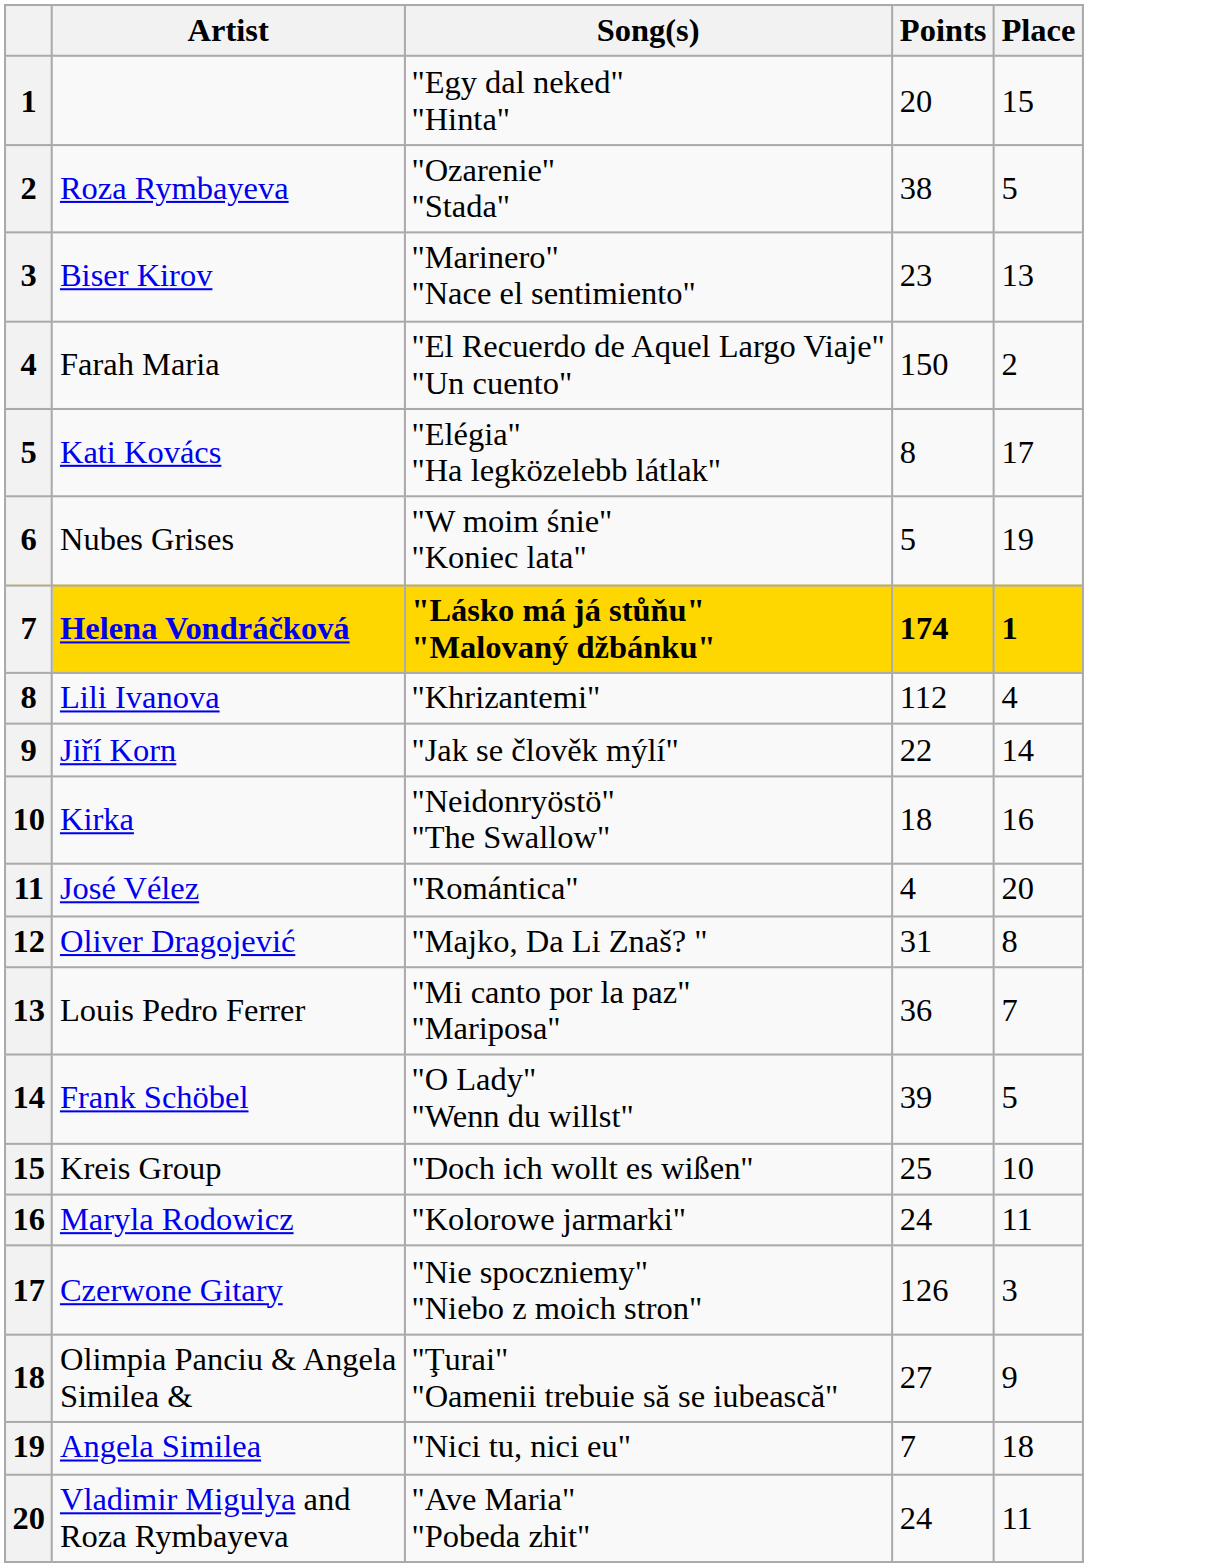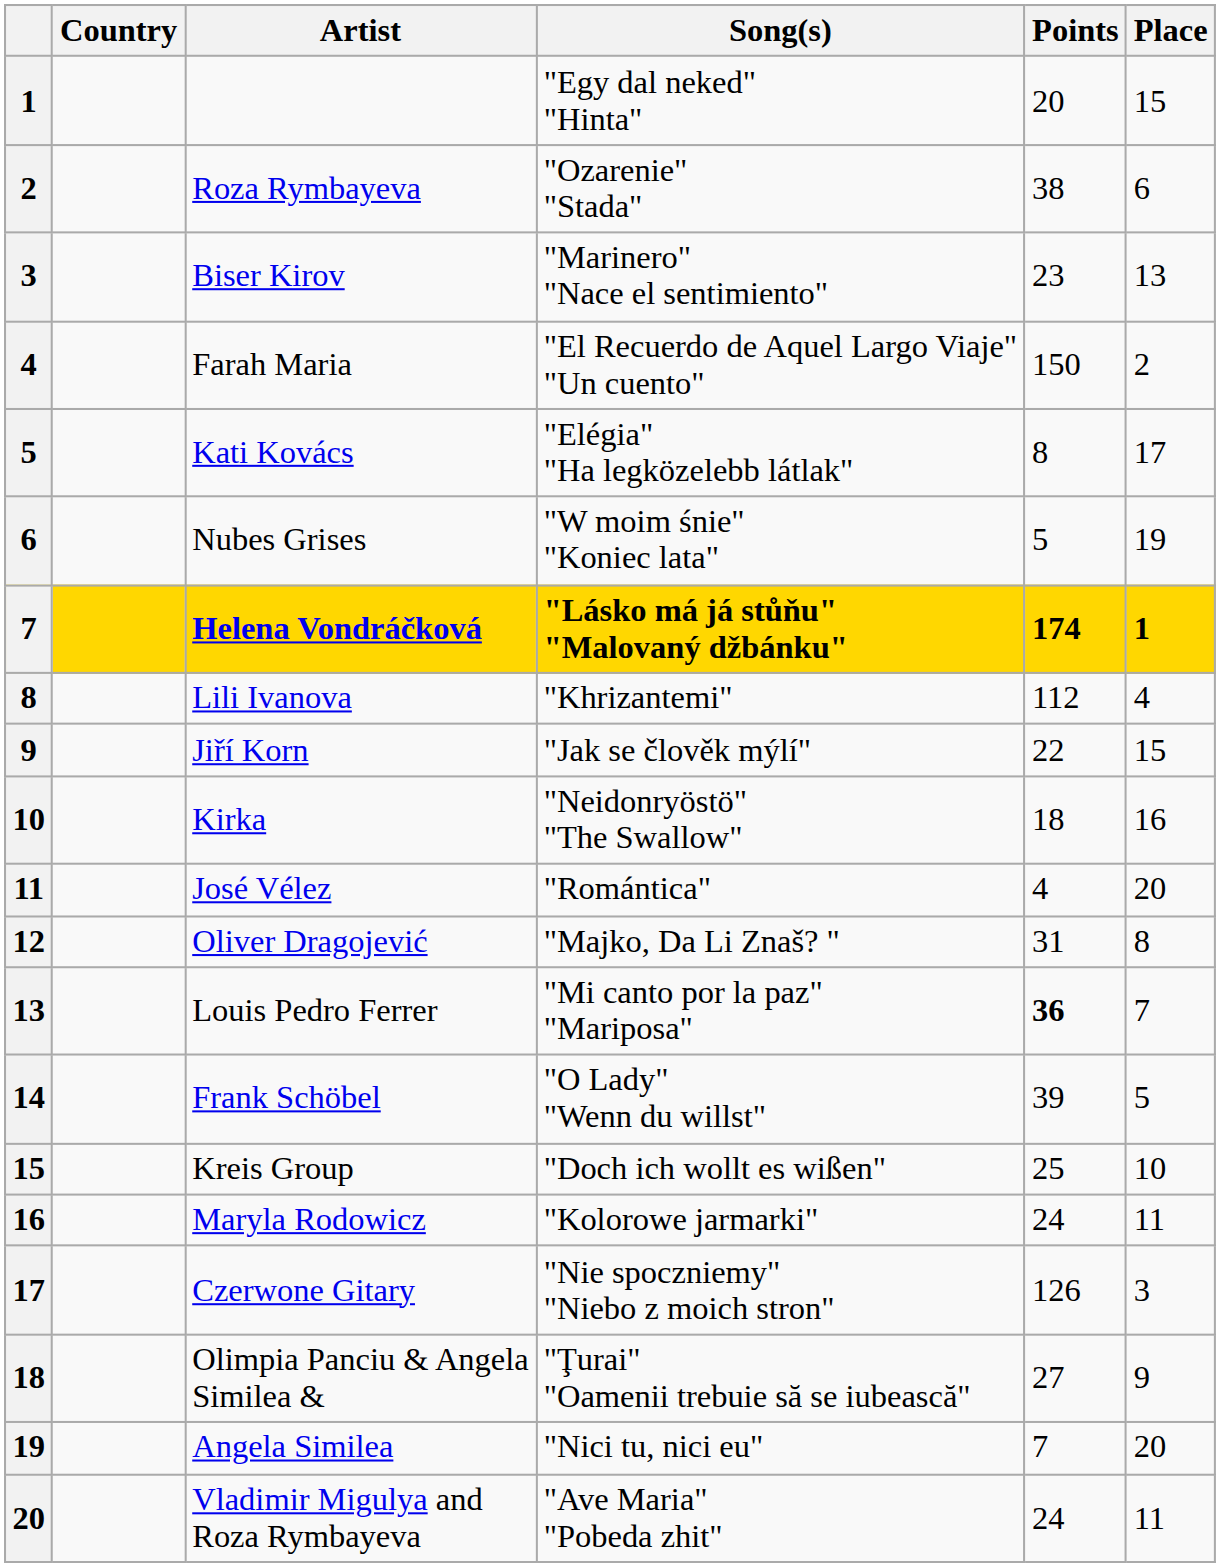+ column: (119, 30)
(1010, 188) 5 -> (1142, 188) 6
(1018, 749) 14 -> (1150, 749) 15
(916, 1010) normal -> (1048, 1010) bold
(1018, 1447) 18 -> (1150, 1447) 20
